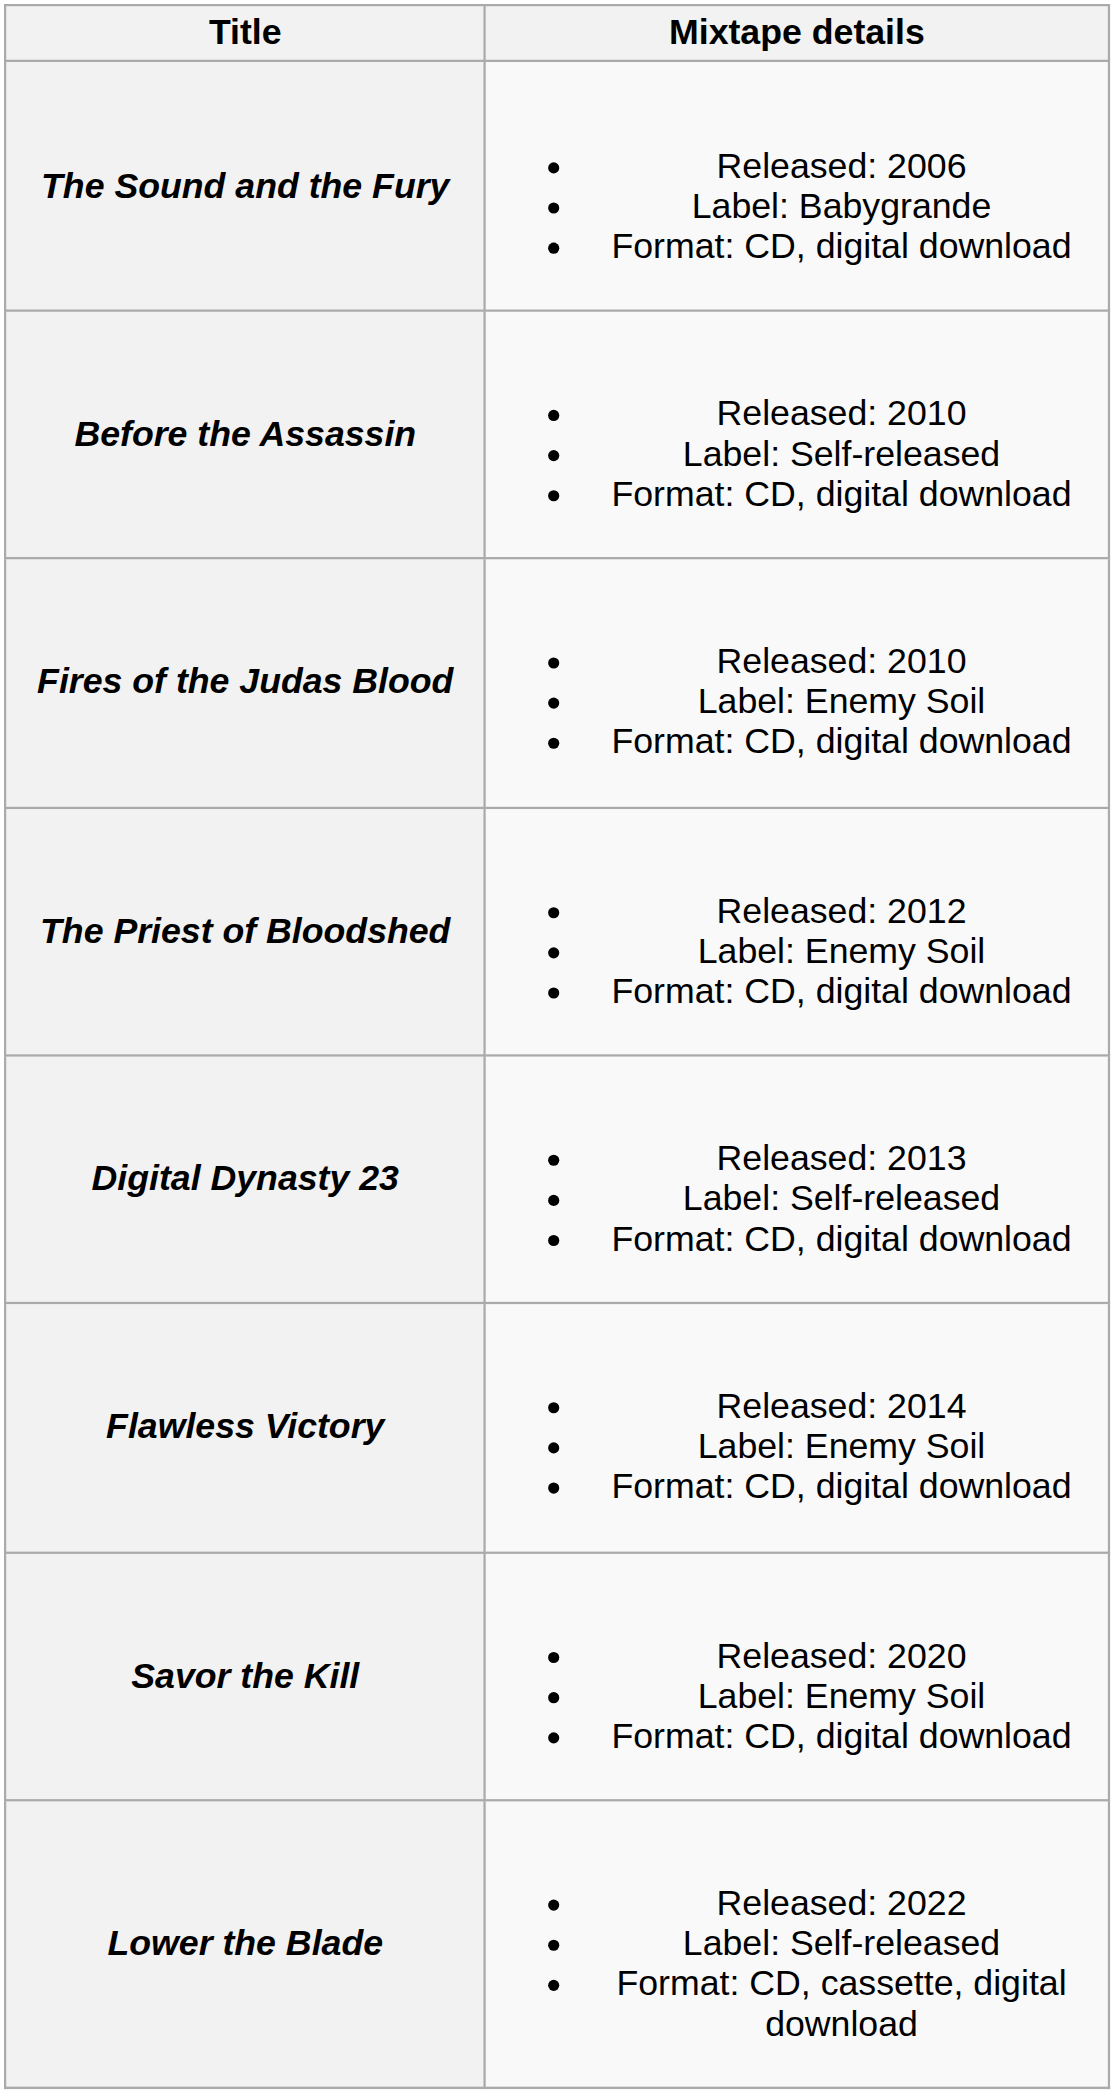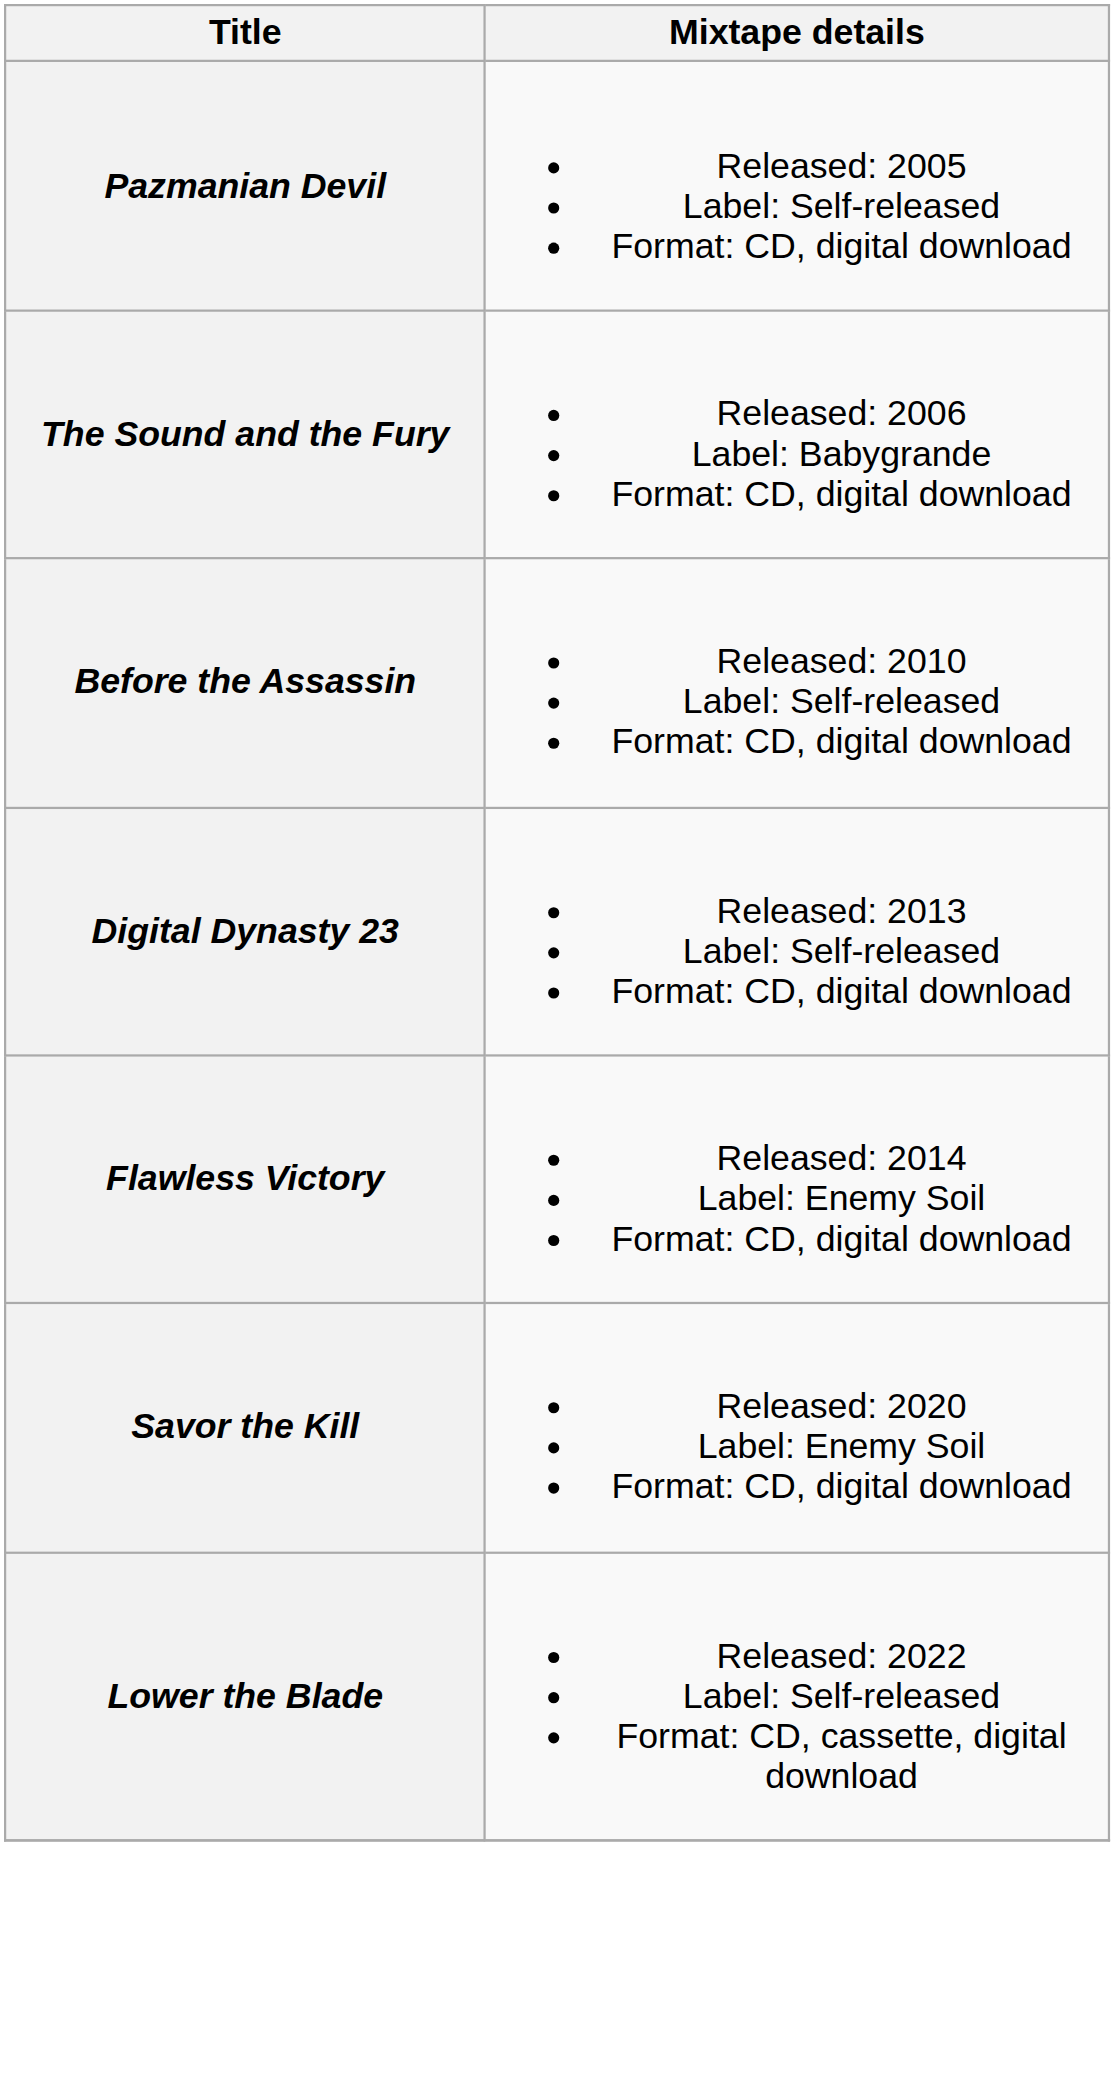+ row: (245, 185)
- row: (245, 682)
- row: (245, 930)
